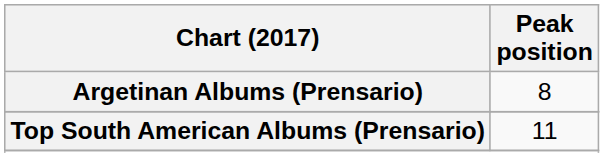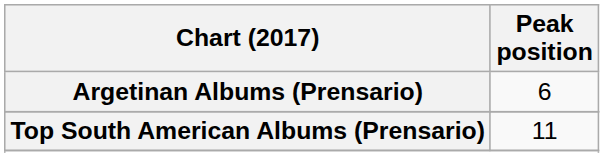(545, 91) 8 -> (545, 91) 6
